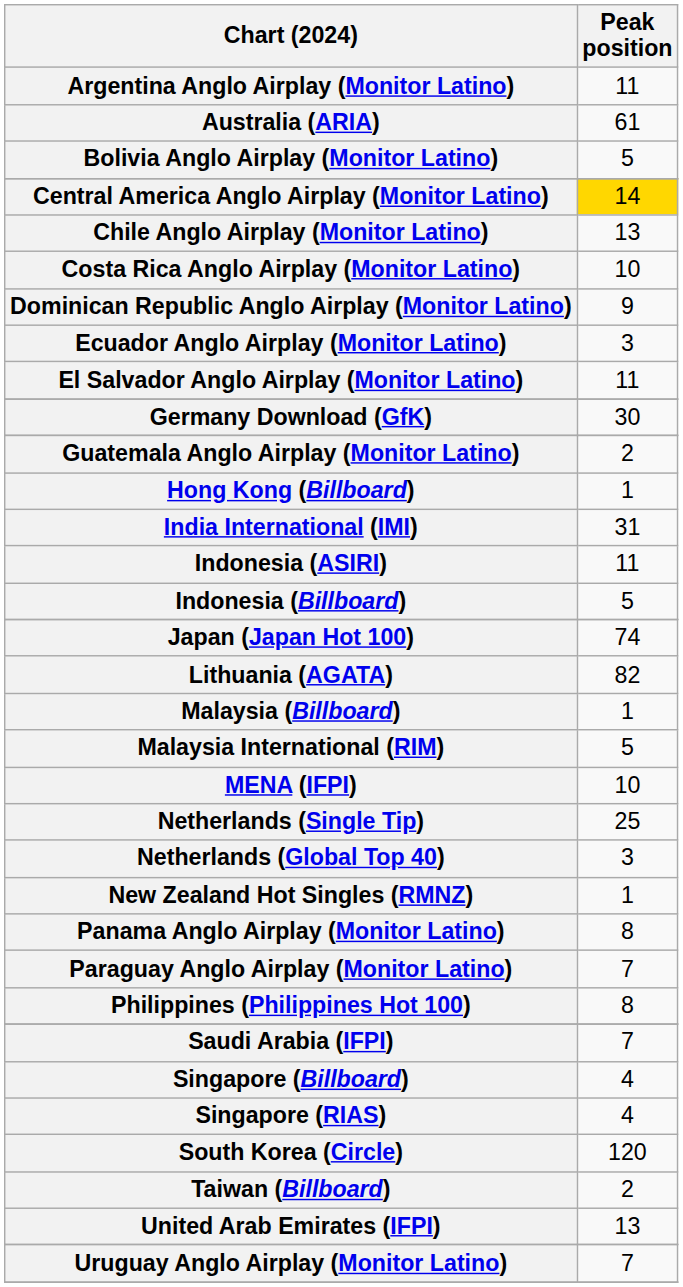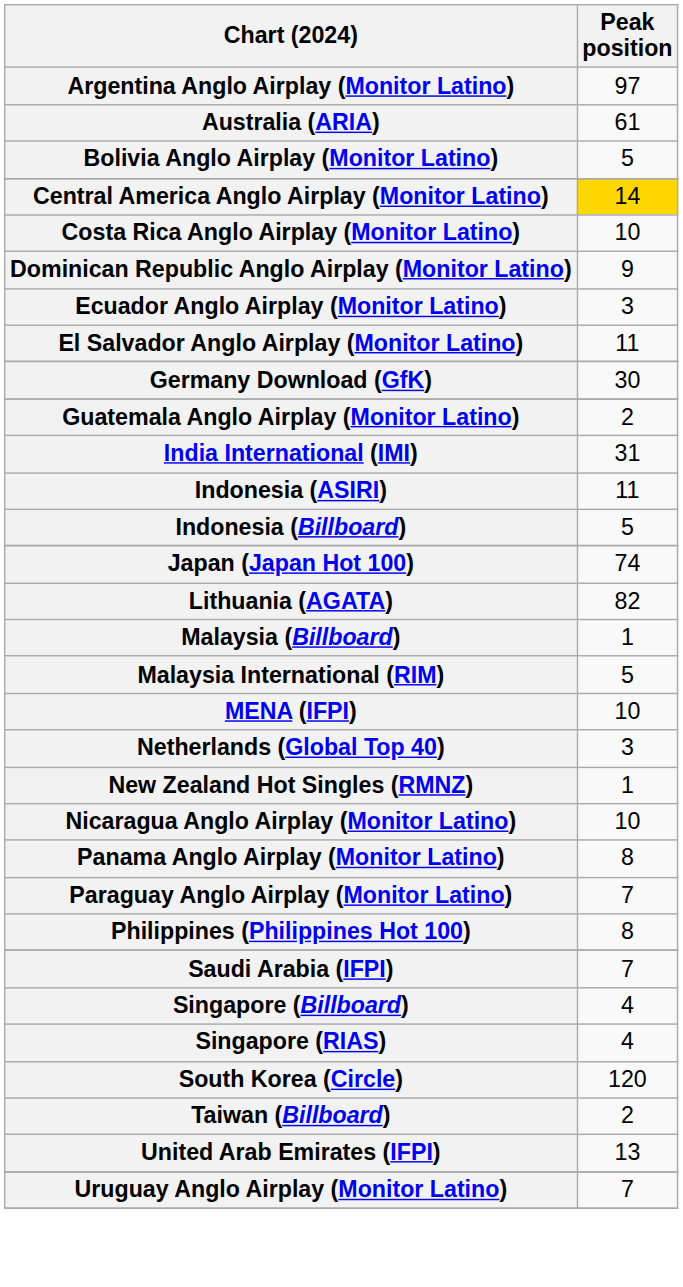(627, 85) 11 -> (627, 85) 97
- row: (291, 232)
- row: (291, 490)
- row: (291, 821)
+ row: (291, 821)
